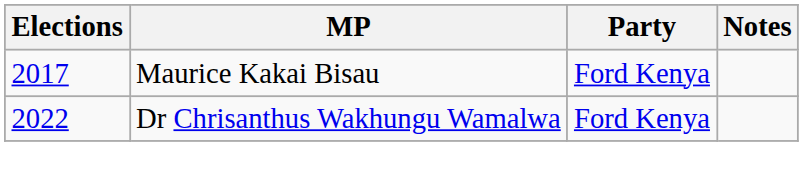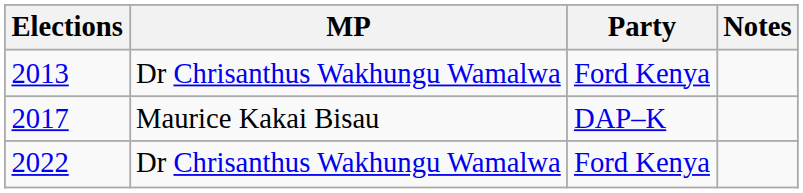+ row: (40, 72)
(642, 72) Ford Kenya -> (620, 118) DAP–K
